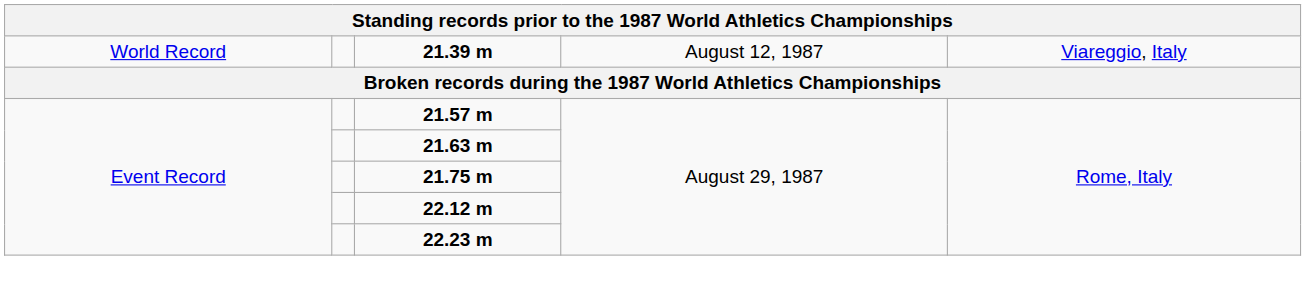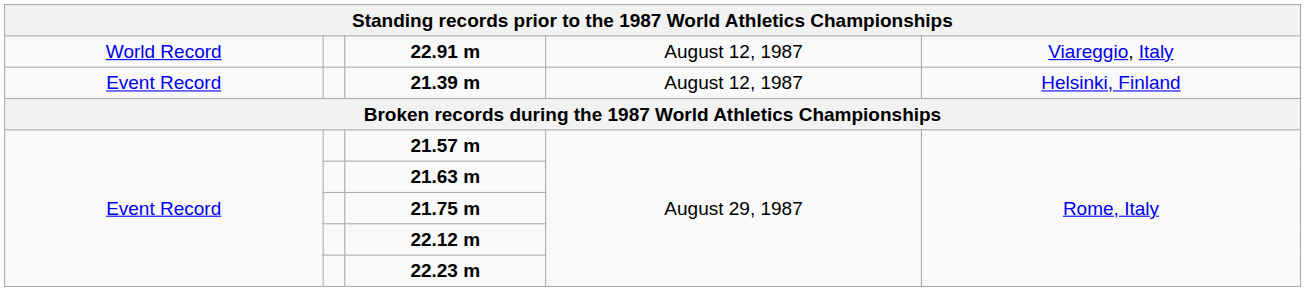+ row: (445, 51)
(168, 51) World Record -> (164, 82) Event Record
(1124, 51) Viareggio, Italy -> (1111, 82) Helsinki, Finland
